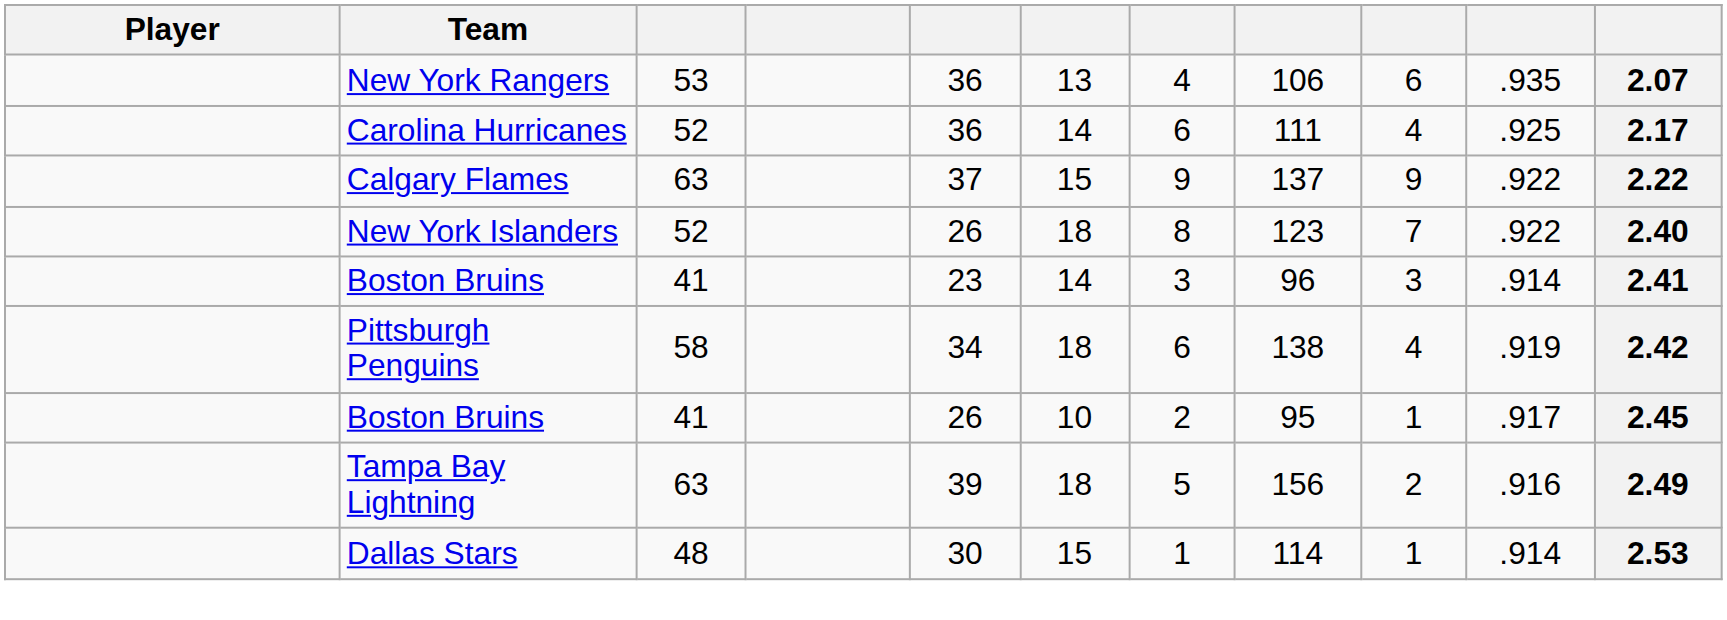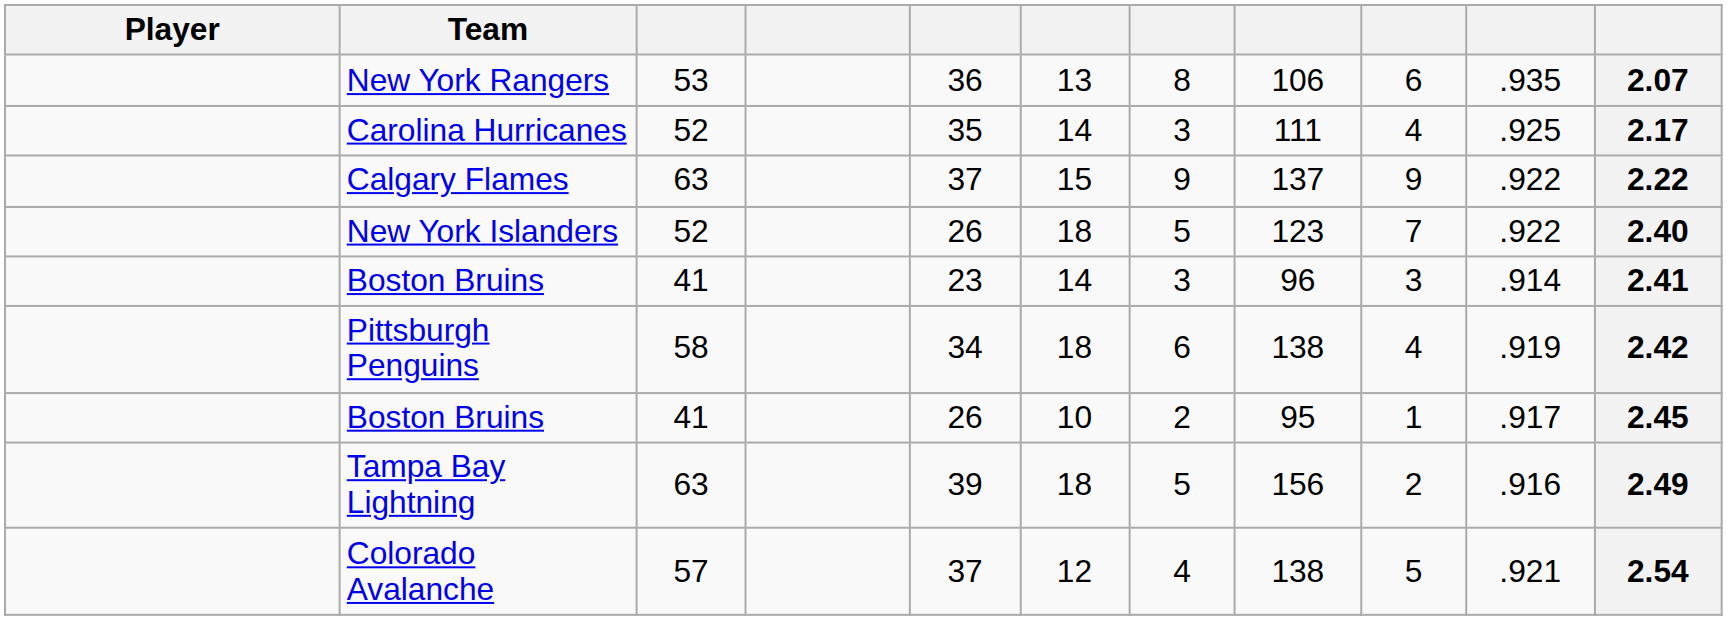(1182, 79) 4 -> (1182, 79) 8
(965, 130) 36 -> (965, 130) 35
(1182, 130) 6 -> (1182, 130) 3
(1182, 230) 8 -> (1182, 230) 5
- row: (432, 553)
+ row: (420, 570)
